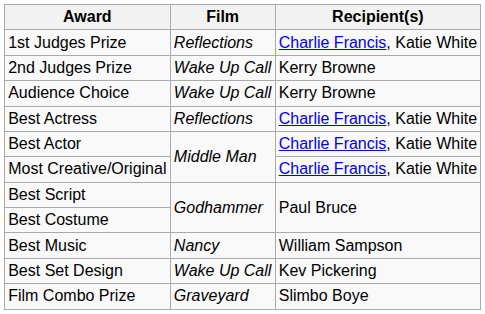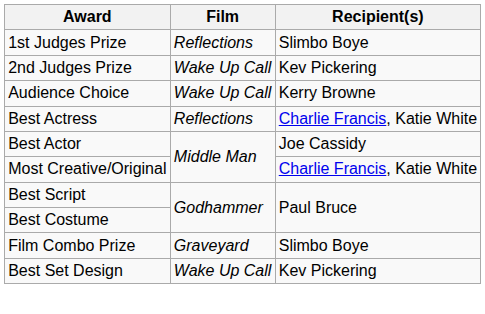(378, 42) Charlie Francis, Katie White -> (324, 42) Slimbo Boye
(327, 67) Kerry Browne -> (328, 67) Kev Pickering
(378, 144) Charlie Francis, Katie White -> (322, 144) Joe Cassidy
- row: (47, 245)
rows swapped: (66, 270) <-> (72, 296)
